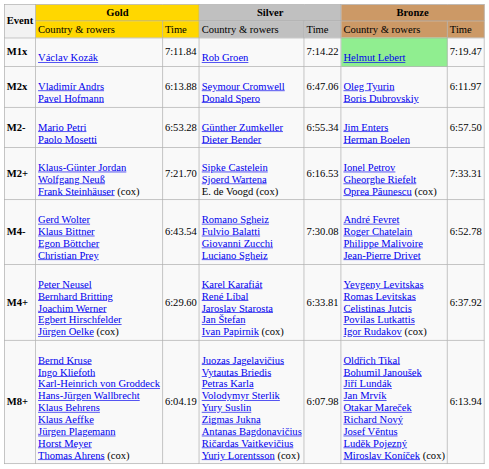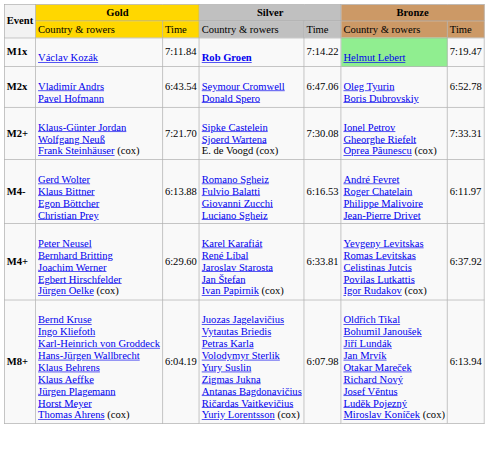(225, 58) normal -> (227, 58) bold
(181, 86) 6:13.88 -> (181, 86) 6:43.54
(466, 86) 6:11.97 -> (466, 86) 6:52.78
- row: (68, 133)
(323, 173) 6:16.53 -> (323, 133) 7:30.08
(181, 232) 6:43.54 -> (181, 191) 6:13.88
(323, 232) 7:30.08 -> (323, 191) 6:16.53
(466, 232) 6:52.78 -> (466, 191) 6:11.97
